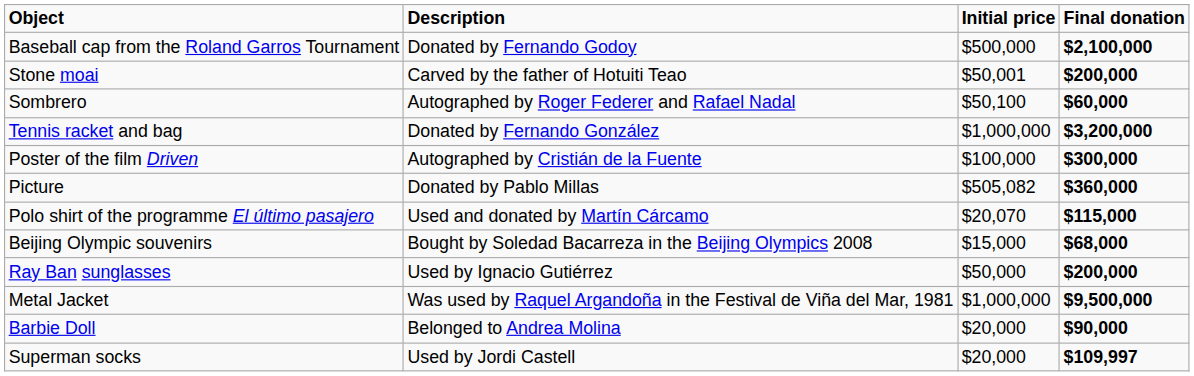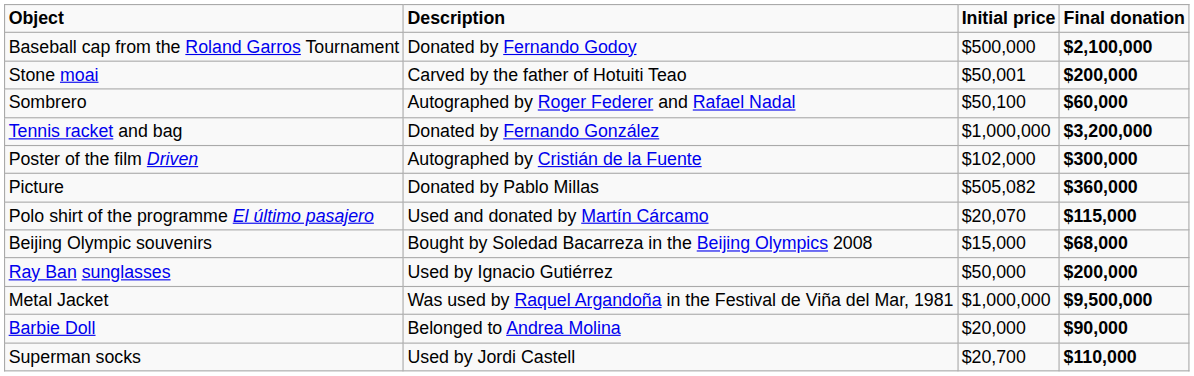(999, 159) $100,000 -> (999, 159) $102,000
(994, 356) $20,000 -> (994, 356) $20,700
(1101, 356) $109,997 -> (1100, 356) $110,000
